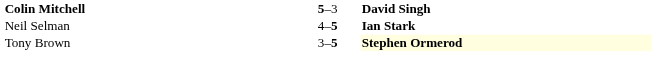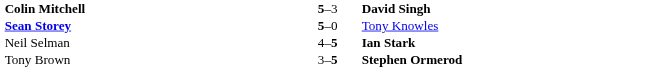+ row: (38, 25)
(412, 43) lightyellow background -> (412, 60) no background
